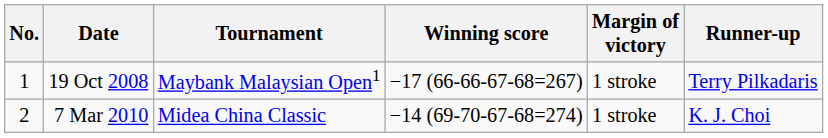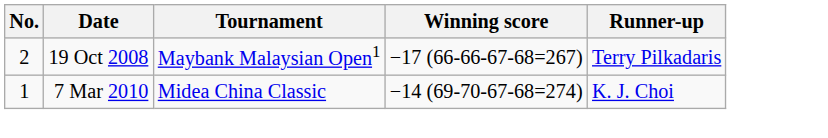- column: (636, 33)
(24, 80) 1 -> (24, 56) 2
(24, 116) 2 -> (24, 92) 1
